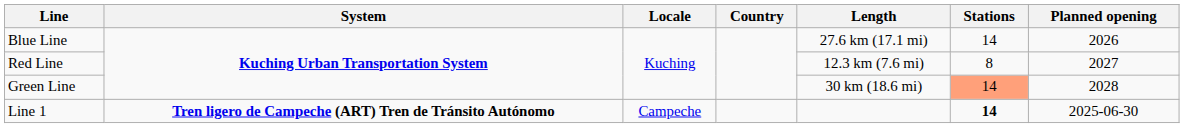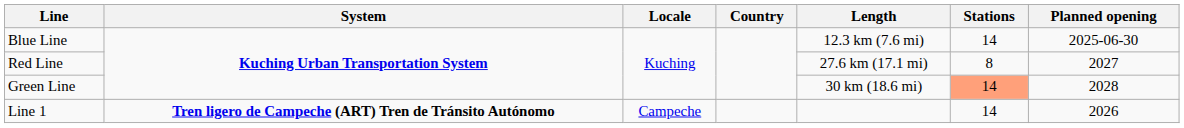(874, 39) 27.6 km (17.1 mi) -> (874, 39) 12.3 km (7.6 mi)
(1104, 39) 2026 -> (1104, 39) 2025-06-30
(874, 63) 12.3 km (7.6 mi) -> (874, 63) 27.6 km (17.1 mi)
(989, 110) bold -> (989, 110) normal
(1104, 110) 2025-06-30 -> (1104, 110) 2026
